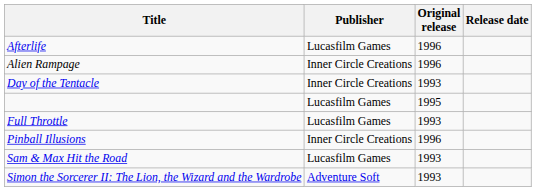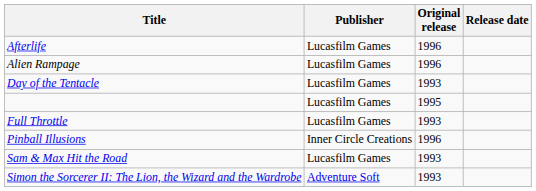(359, 64) Inner Circle Creations -> (349, 64) Lucasfilm Games
(359, 83) Inner Circle Creations -> (349, 83) Lucasfilm Games
